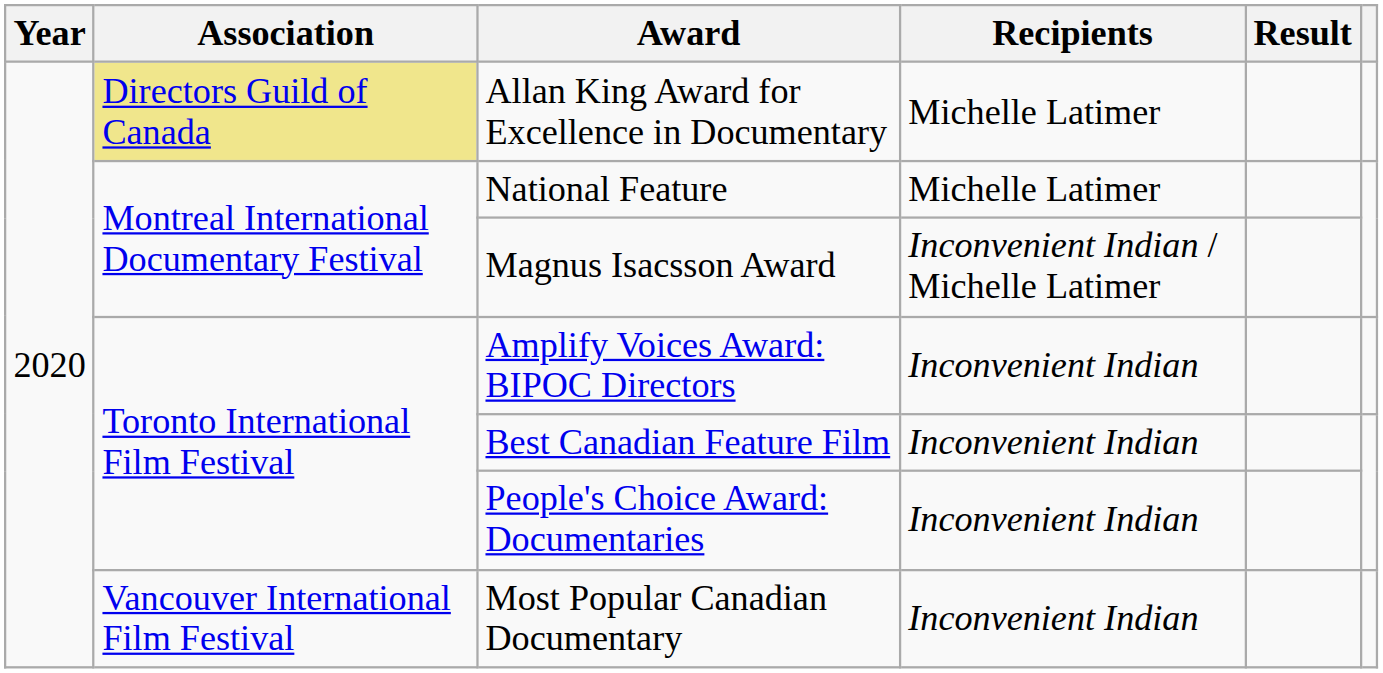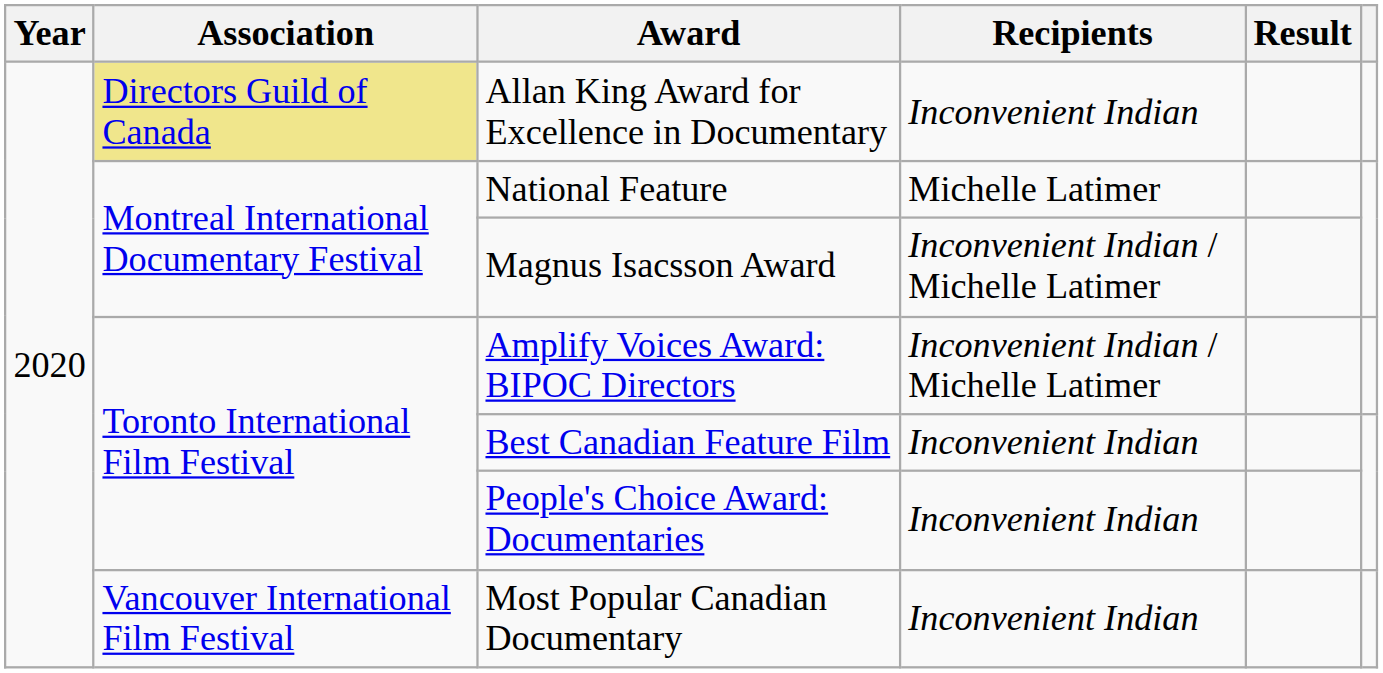(1034, 110) Michelle Latimer -> (1053, 110) Inconvenient Indian
(1053, 364) Inconvenient Indian -> (1063, 364) Inconvenient Indian / Michelle Latimer
